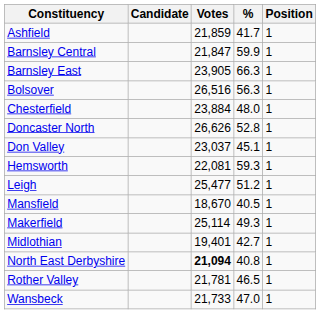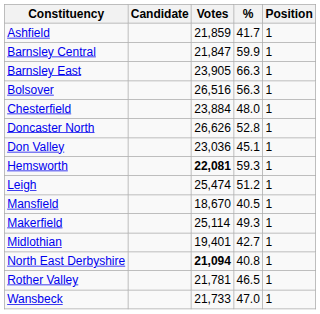(213, 147) 23,037 -> (213, 147) 23,036
(213, 166) normal -> (213, 166) bold
(213, 185) 25,477 -> (213, 185) 25,474
